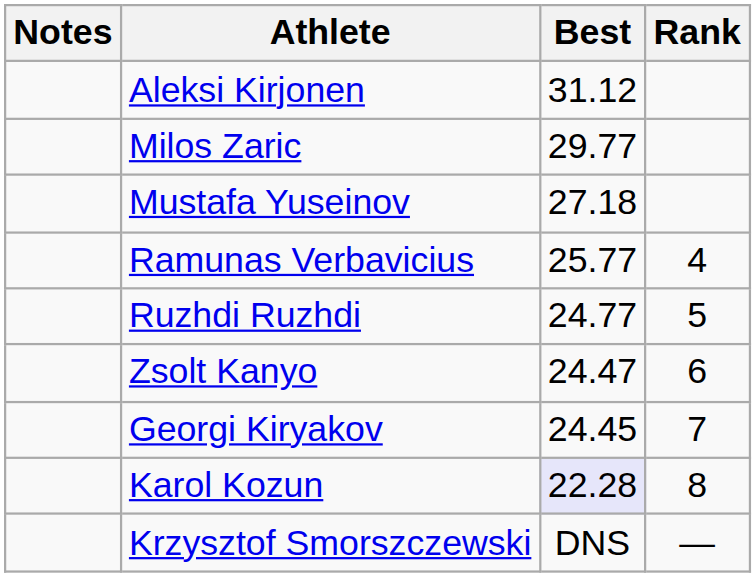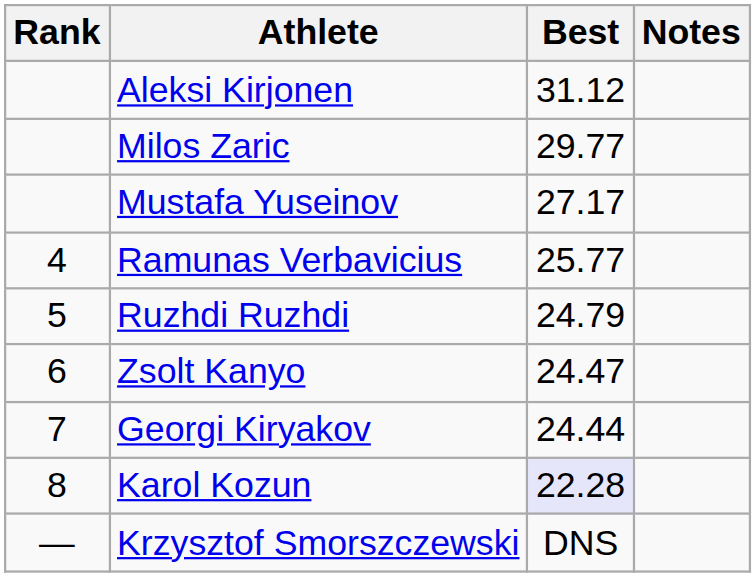columns swapped: (697, 32) <-> (63, 32)
(592, 202) 27.18 -> (581, 202) 27.17
(592, 315) 24.77 -> (581, 315) 24.79
(592, 428) 24.45 -> (581, 428) 24.44
